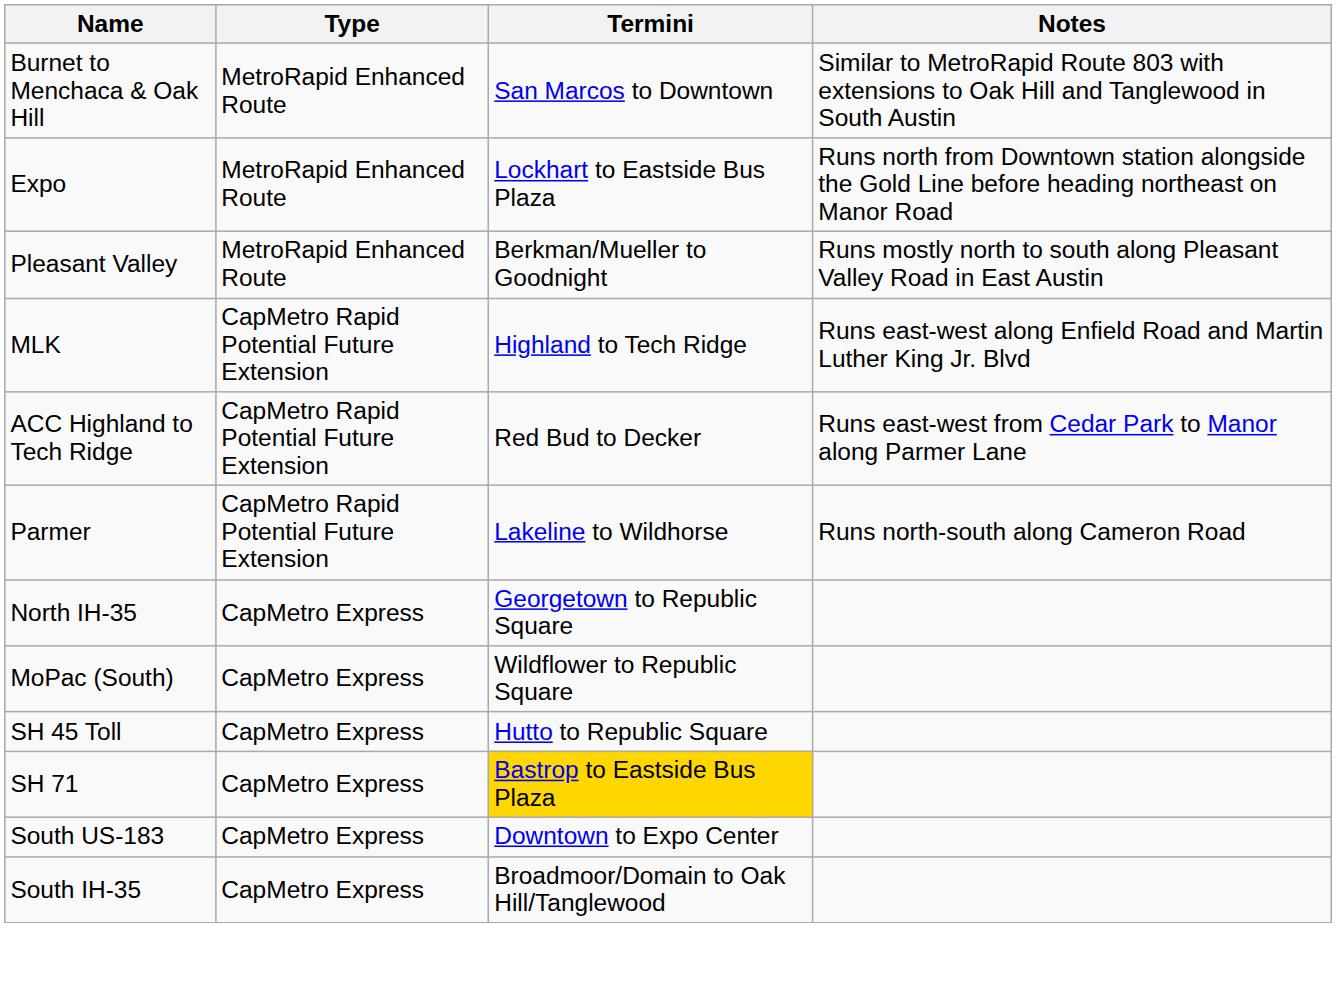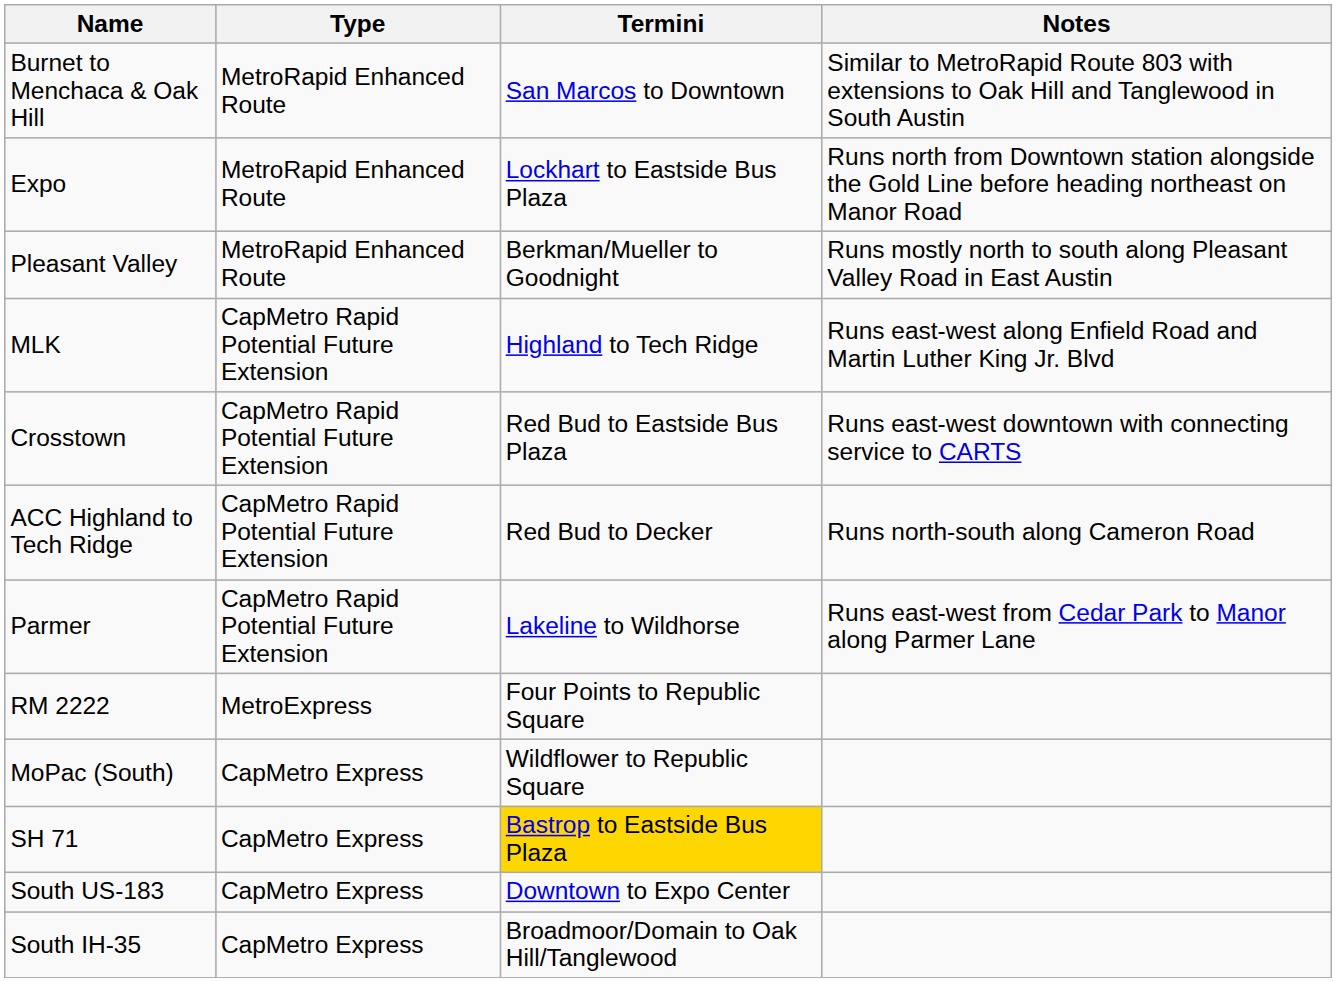+ row: (68, 438)
(1048, 438) Runs east-west from Cedar Park to Manor along Parmer Lane -> (1041, 532) Runs north-south along Cameron Road
(1032, 532) Runs north-south along Cameron Road -> (1057, 626) Runs east-west from Cedar Park to Manor along Parmer Lane
+ row: (60, 706)
- row: (74, 612)
- row: (66, 731)
